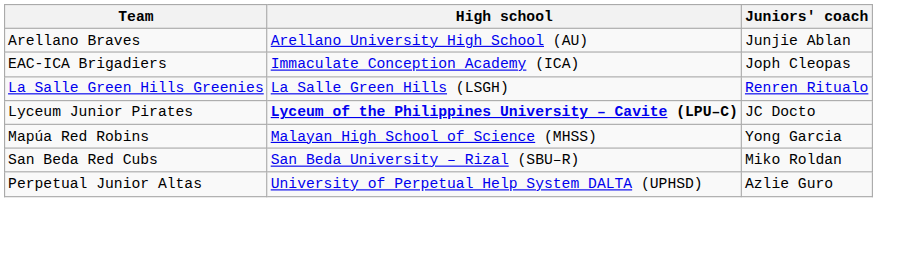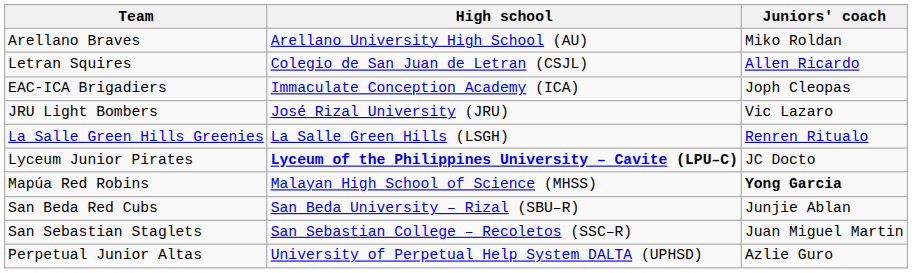(798, 40) Junjie Ablan -> (793, 40) Miko Roldan
+ row: (70, 64)
+ row: (83, 112)
(793, 136) normal -> (793, 184) bold
(793, 160) Miko Roldan -> (798, 208) Junjie Ablan
+ row: (105, 232)
